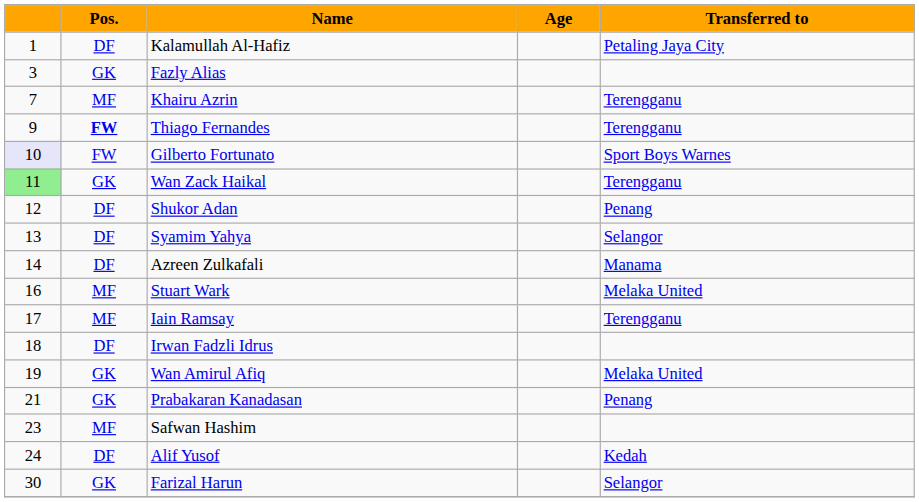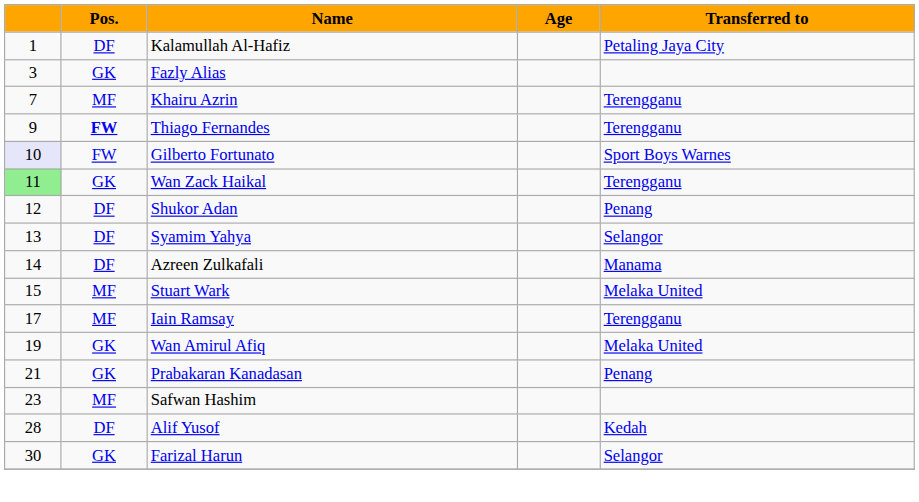(33, 291) 16 -> (33, 291) 15
- row: (212, 346)
(33, 455) 24 -> (33, 428) 28
